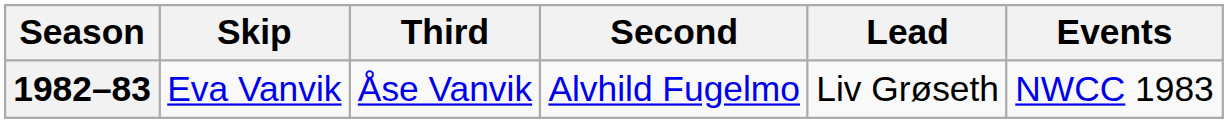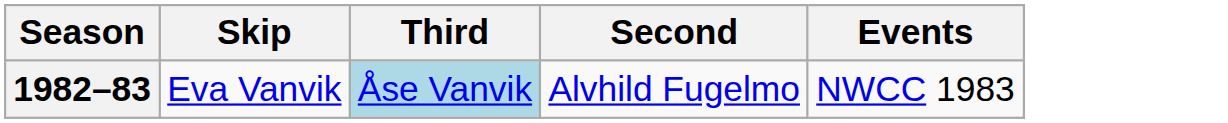- column: (908, 32)
(445, 88) no background -> (445, 88) lightblue background
